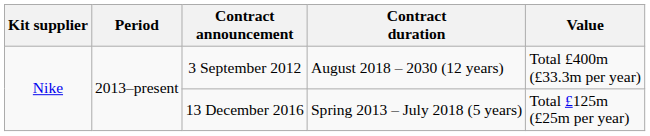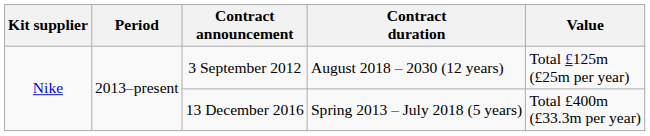(585, 67) Total £400m (£33.3m per year) -> (579, 67) Total £125m (£25m per year)
(579, 109) Total £125m (£25m per year) -> (585, 109) Total £400m (£33.3m per year)
